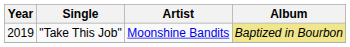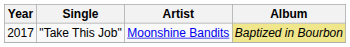(20, 33) 2019 -> (20, 33) 2017
